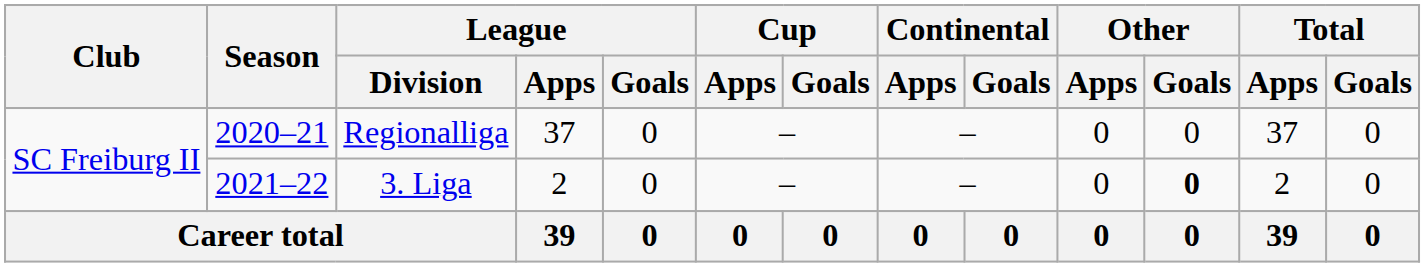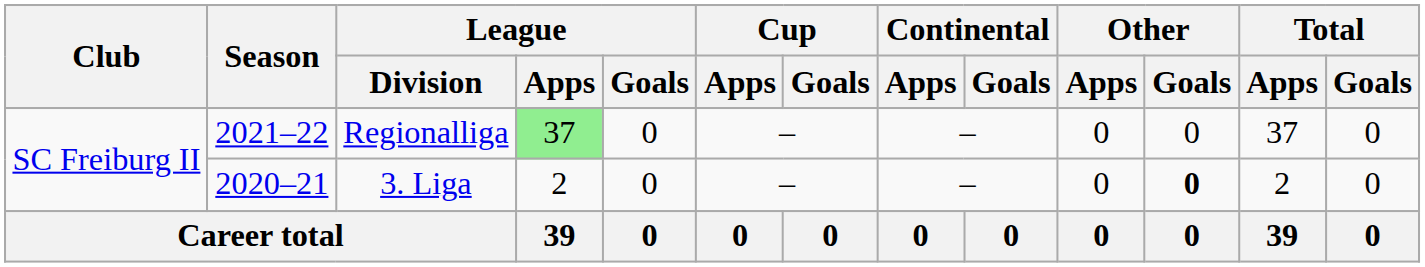(272, 132) 2020–21 -> (272, 132) 2021–22
(559, 132) no background -> (559, 132) lightgreen background
(272, 183) 2021–22 -> (272, 183) 2020–21
